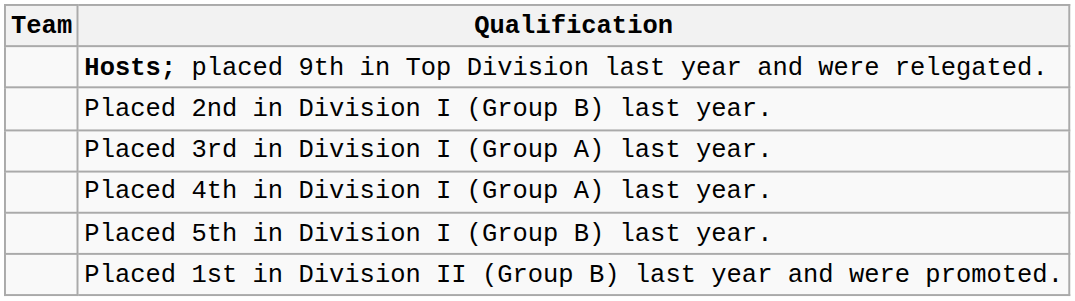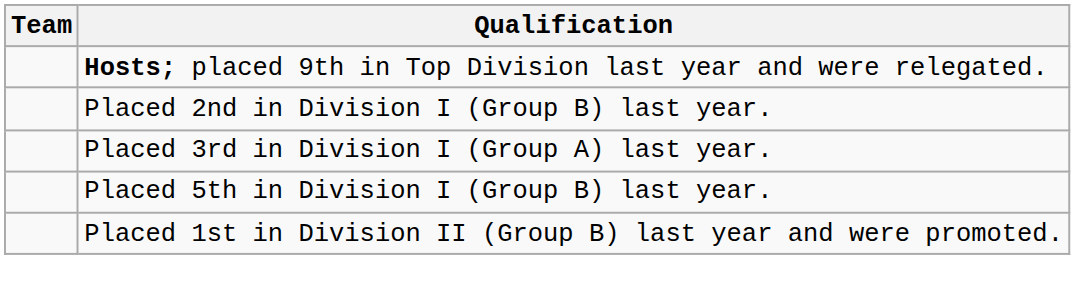- row: (428, 192)
